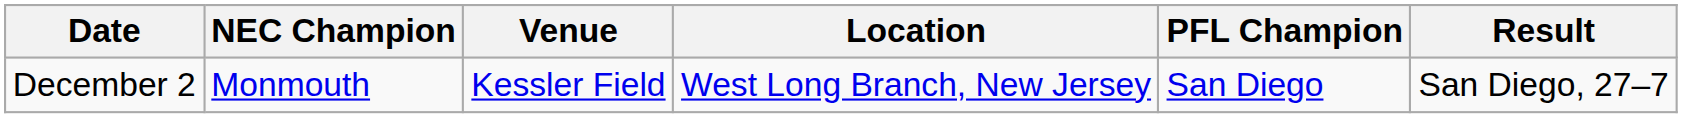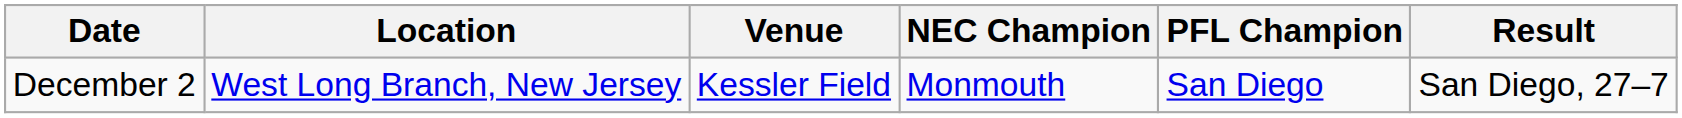columns swapped: (916, 31) <-> (334, 31)
